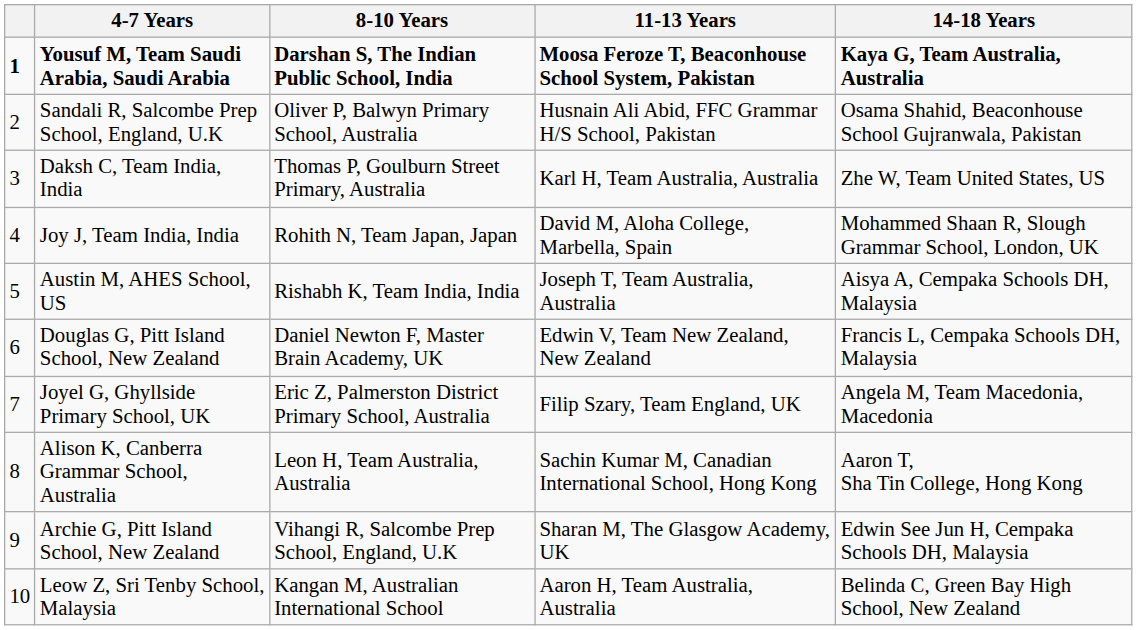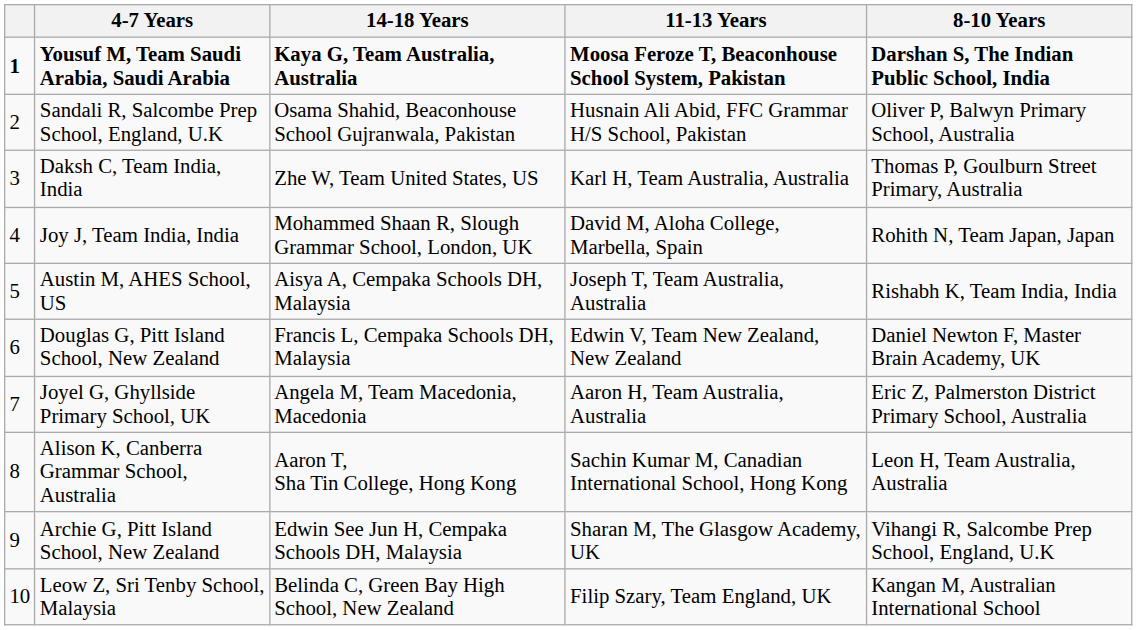columns swapped: (402, 20) <-> (984, 20)
(670, 404) Filip Szary, Team England, UK -> (677, 404) Aaron H, Team Australia, Australia
(646, 596) Aaron H, Team Australia, Australia -> (701, 596) Filip Szary, Team England, UK
